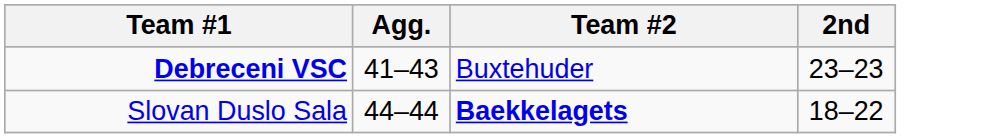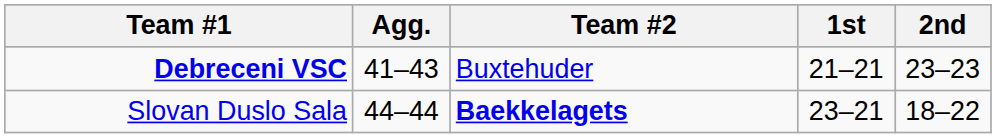+ column: (846, 25)
